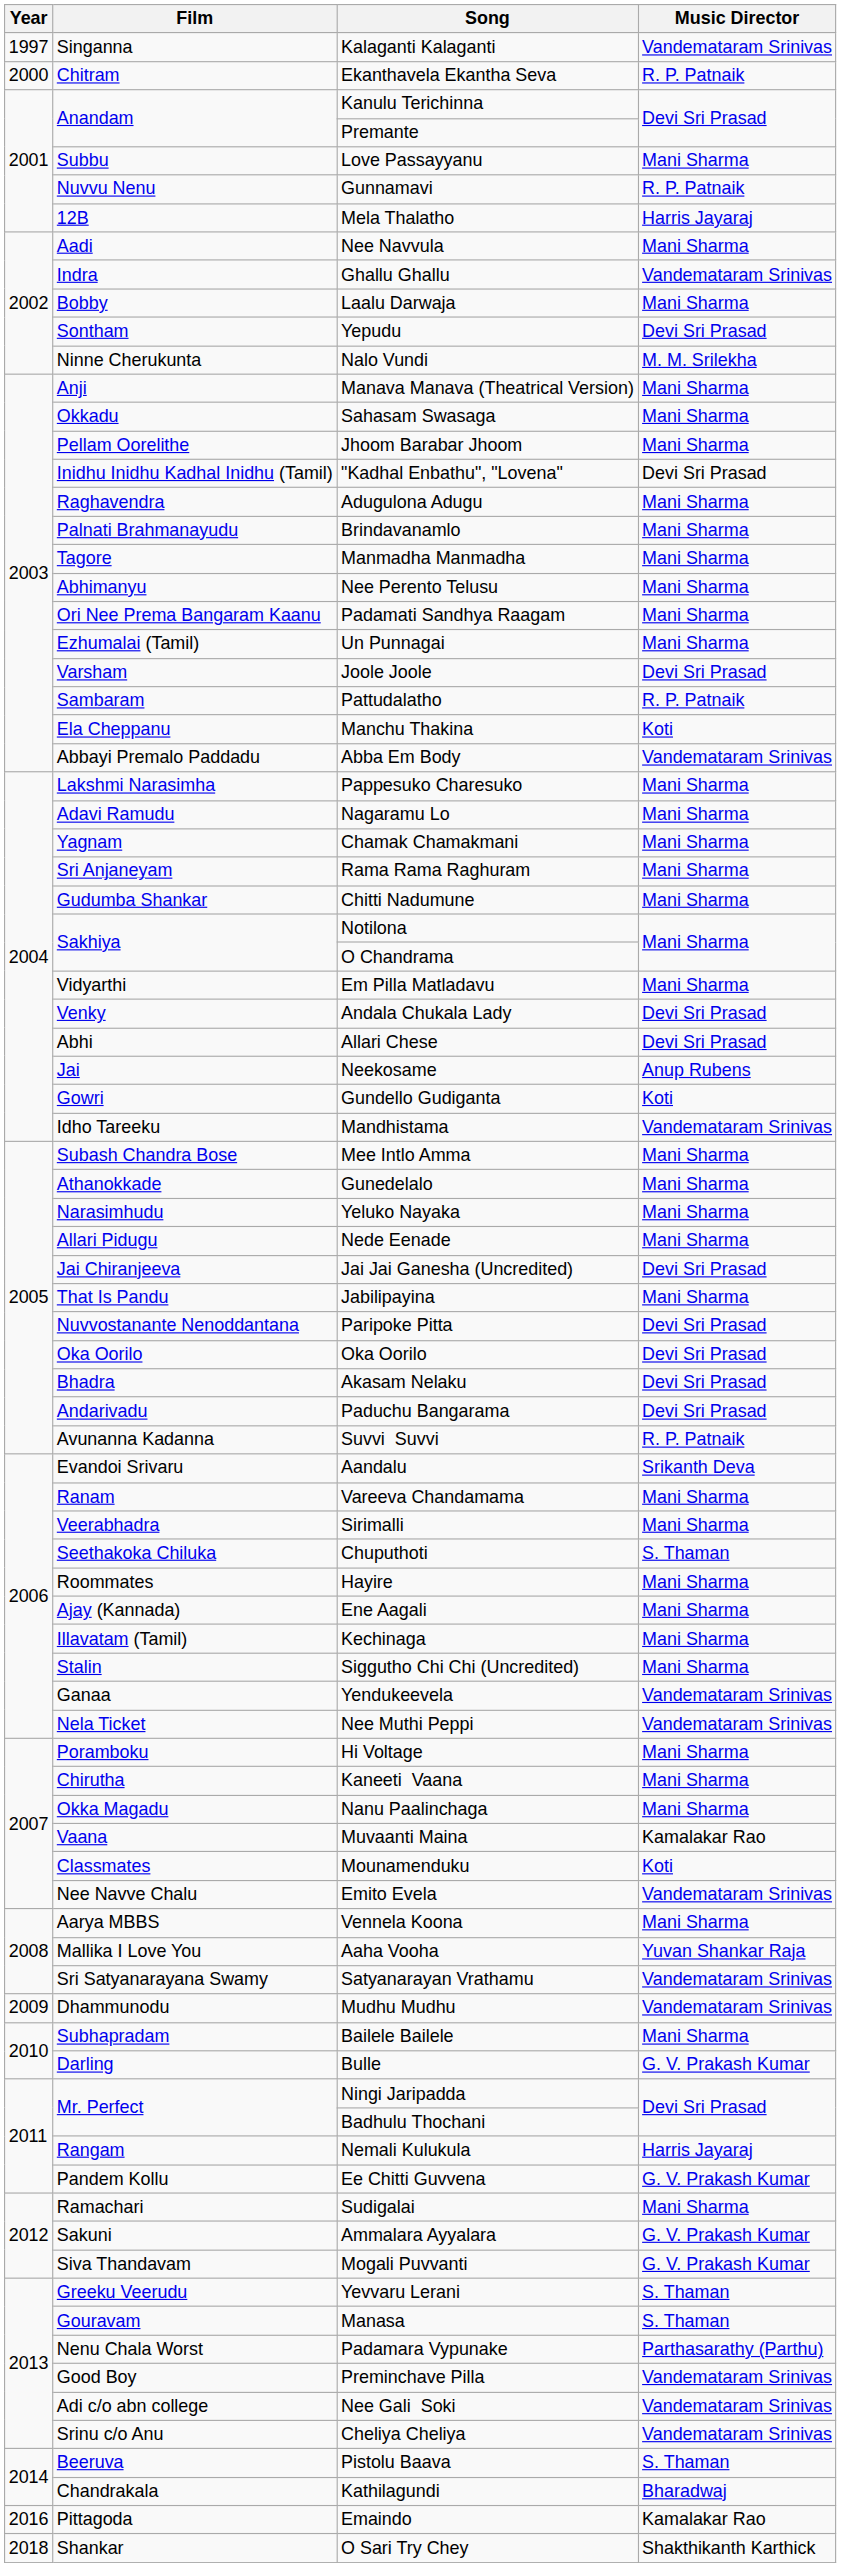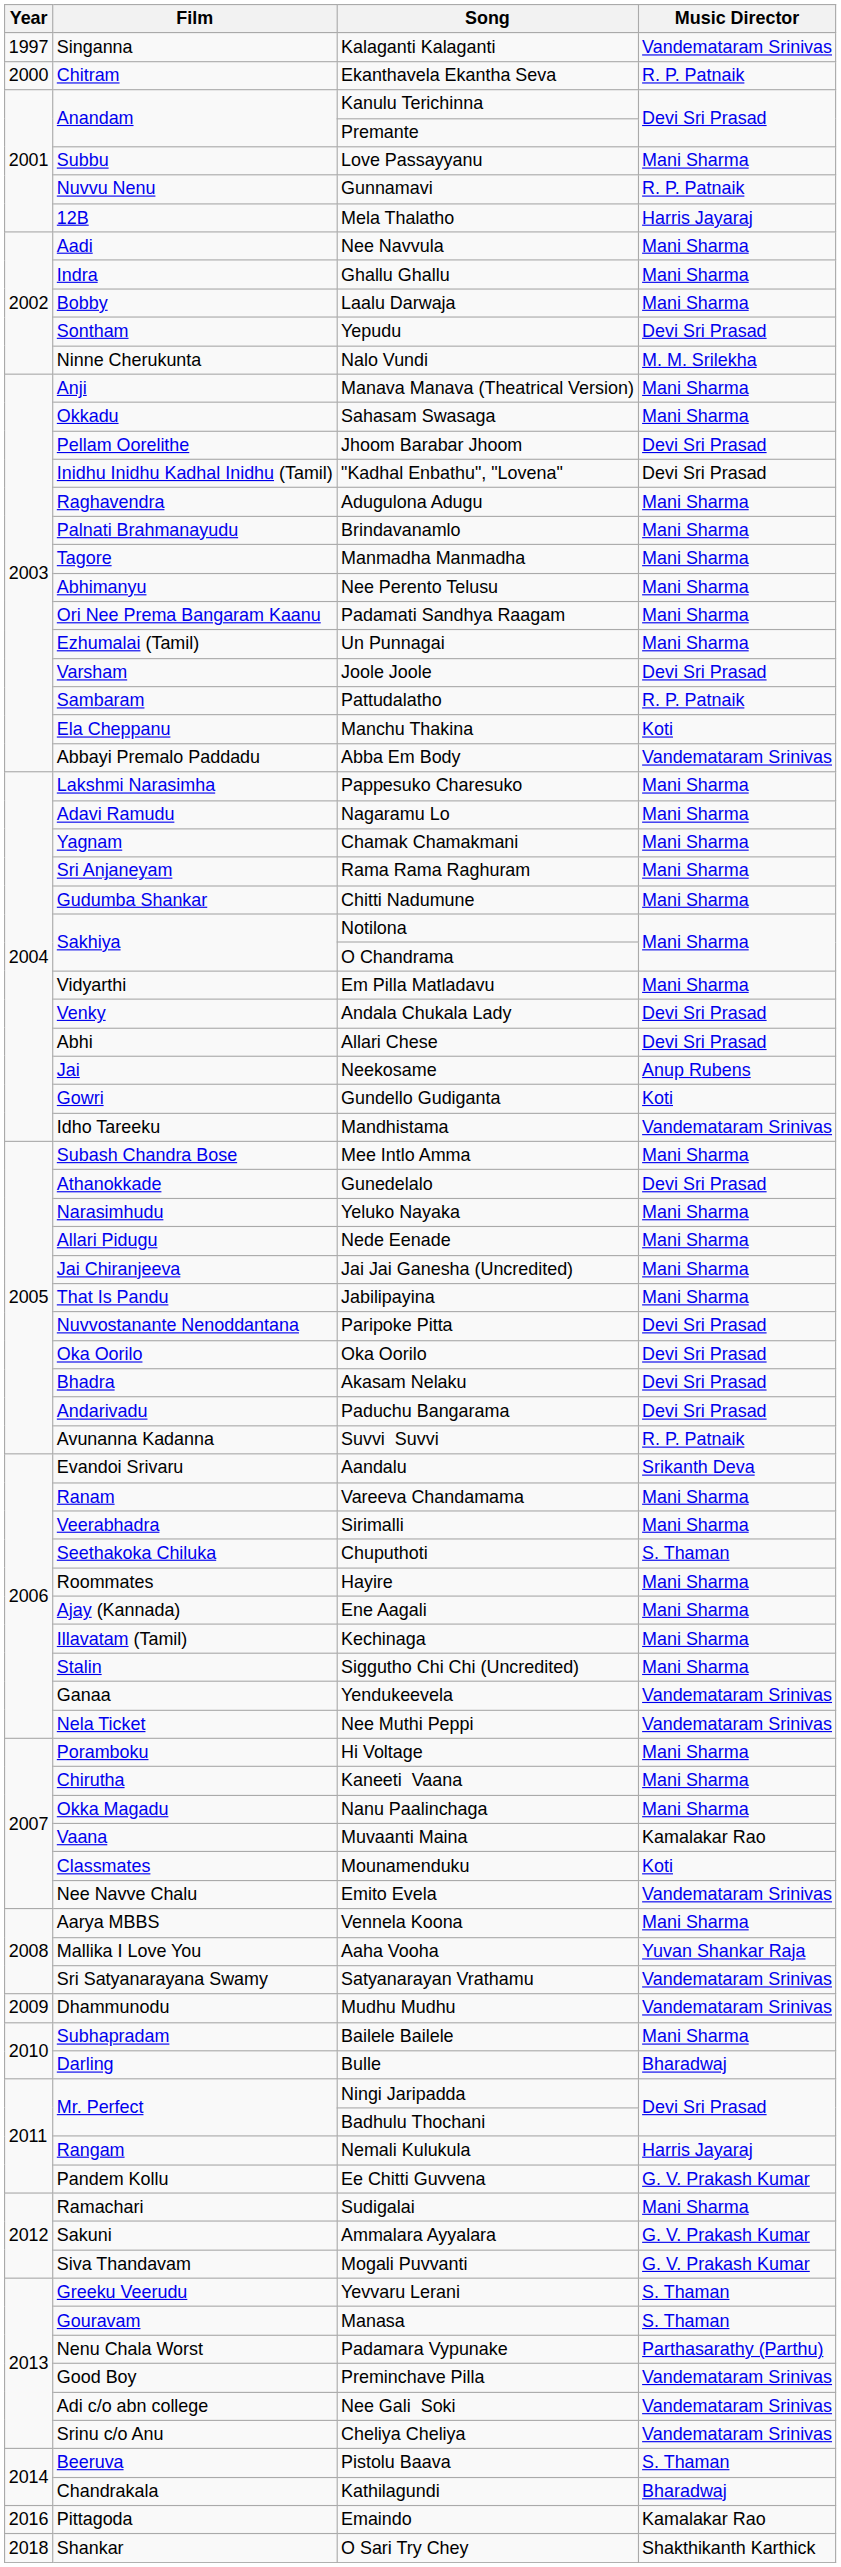(737, 274) Vandemataram Srinivas -> (695, 274) Mani Sharma
(695, 445) Mani Sharma -> (704, 445) Devi Sri Prasad
(695, 1183) Mani Sharma -> (704, 1183) Devi Sri Prasad
(704, 1269) Devi Sri Prasad -> (695, 1269) Mani Sharma
(726, 2064) G. V. Prakash Kumar -> (684, 2064) Bharadwaj
